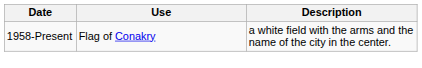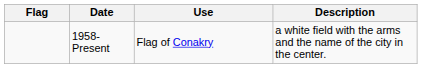+ column: (37, 13)
